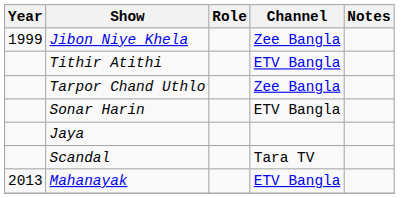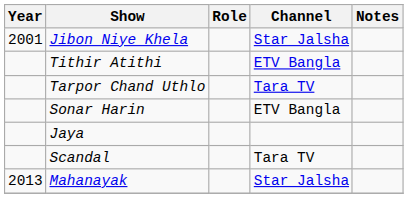(25, 40) 1999 -> (25, 40) 2001
(297, 40) Zee Bangla -> (301, 40) Star Jalsha
(297, 87) Zee Bangla -> (284, 87) Tara TV
(297, 181) ETV Bangla -> (301, 181) Star Jalsha
